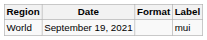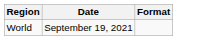- column: (187, 12)
